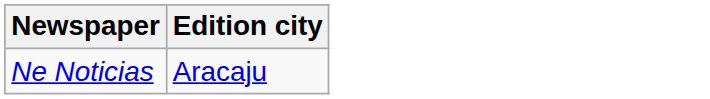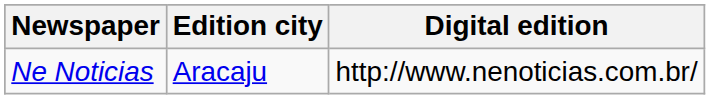+ column: (517, 26)
